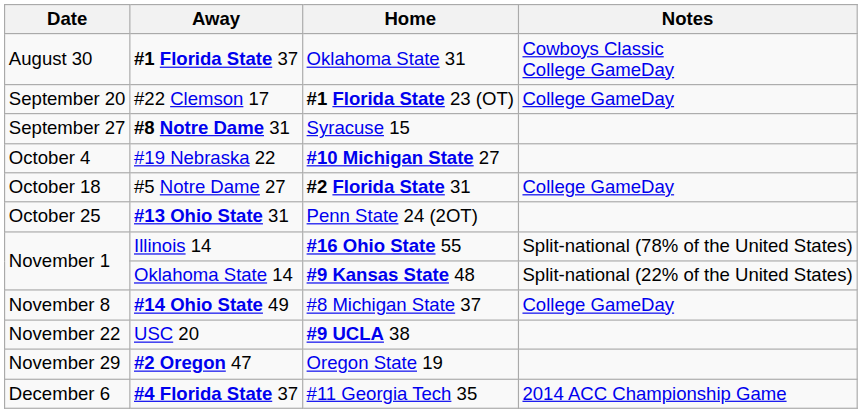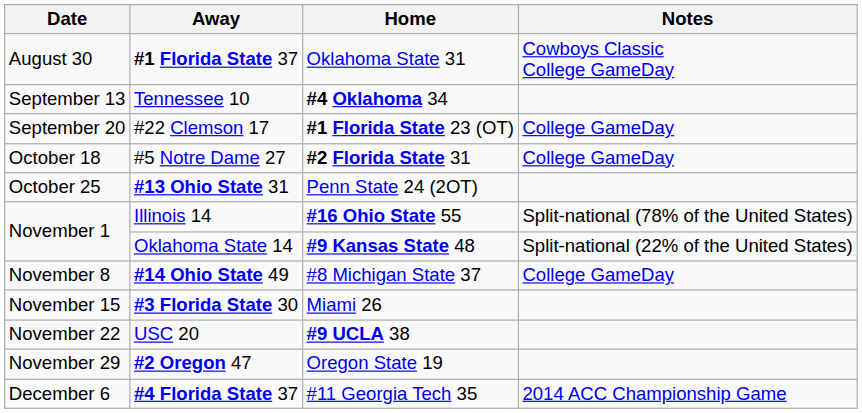+ row: (192, 98)
- row: (212, 128)
- row: (205, 157)
+ row: (216, 305)
